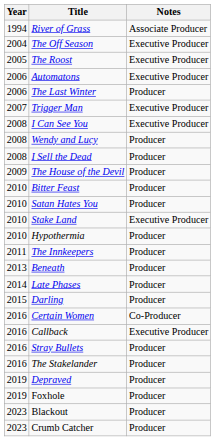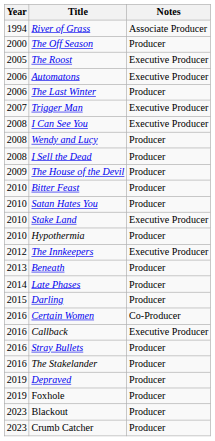(17, 44) 2004 -> (17, 44) 2000
(169, 44) Executive Producer -> (147, 44) Producer
(17, 252) 2011 -> (17, 252) 2012
(147, 252) Producer -> (169, 252) Executive Producer
